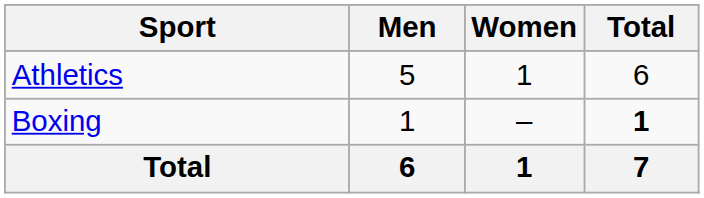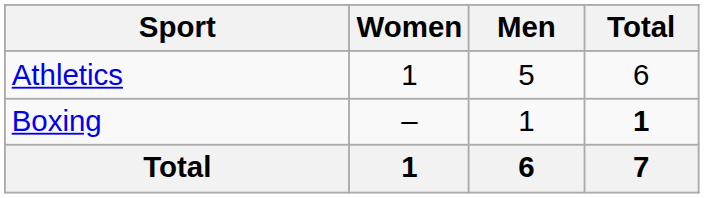columns swapped: (407, 27) <-> (524, 27)
